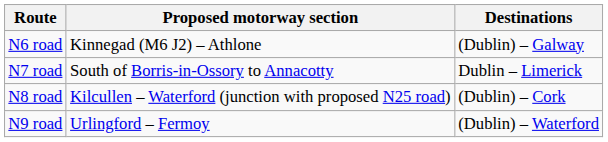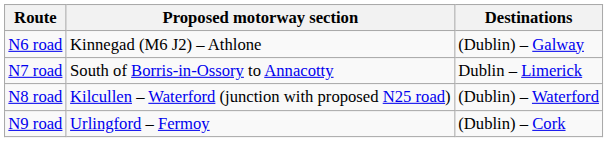(512, 96) (Dublin) – Cork -> (529, 96) (Dublin) – Waterford
(529, 123) (Dublin) – Waterford -> (512, 123) (Dublin) – Cork
